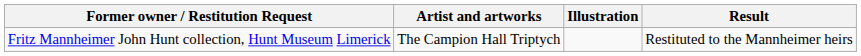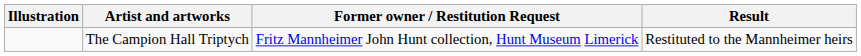columns swapped: (603, 16) <-> (199, 16)
